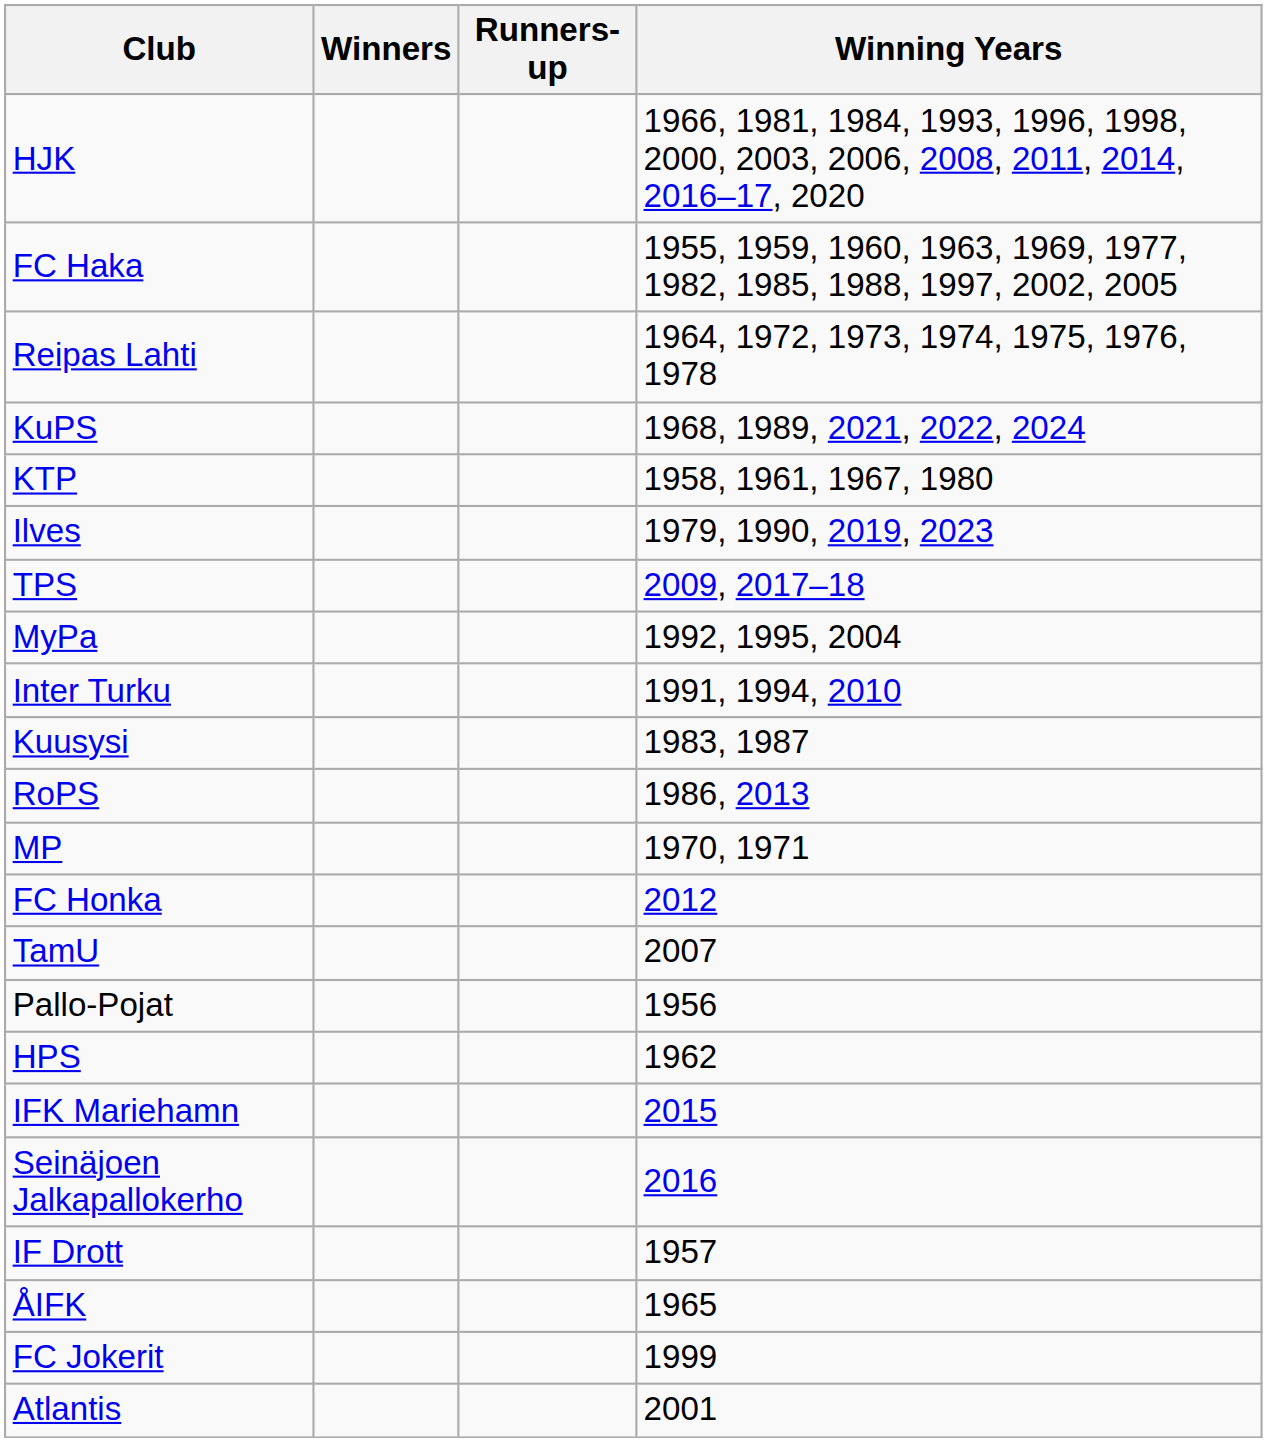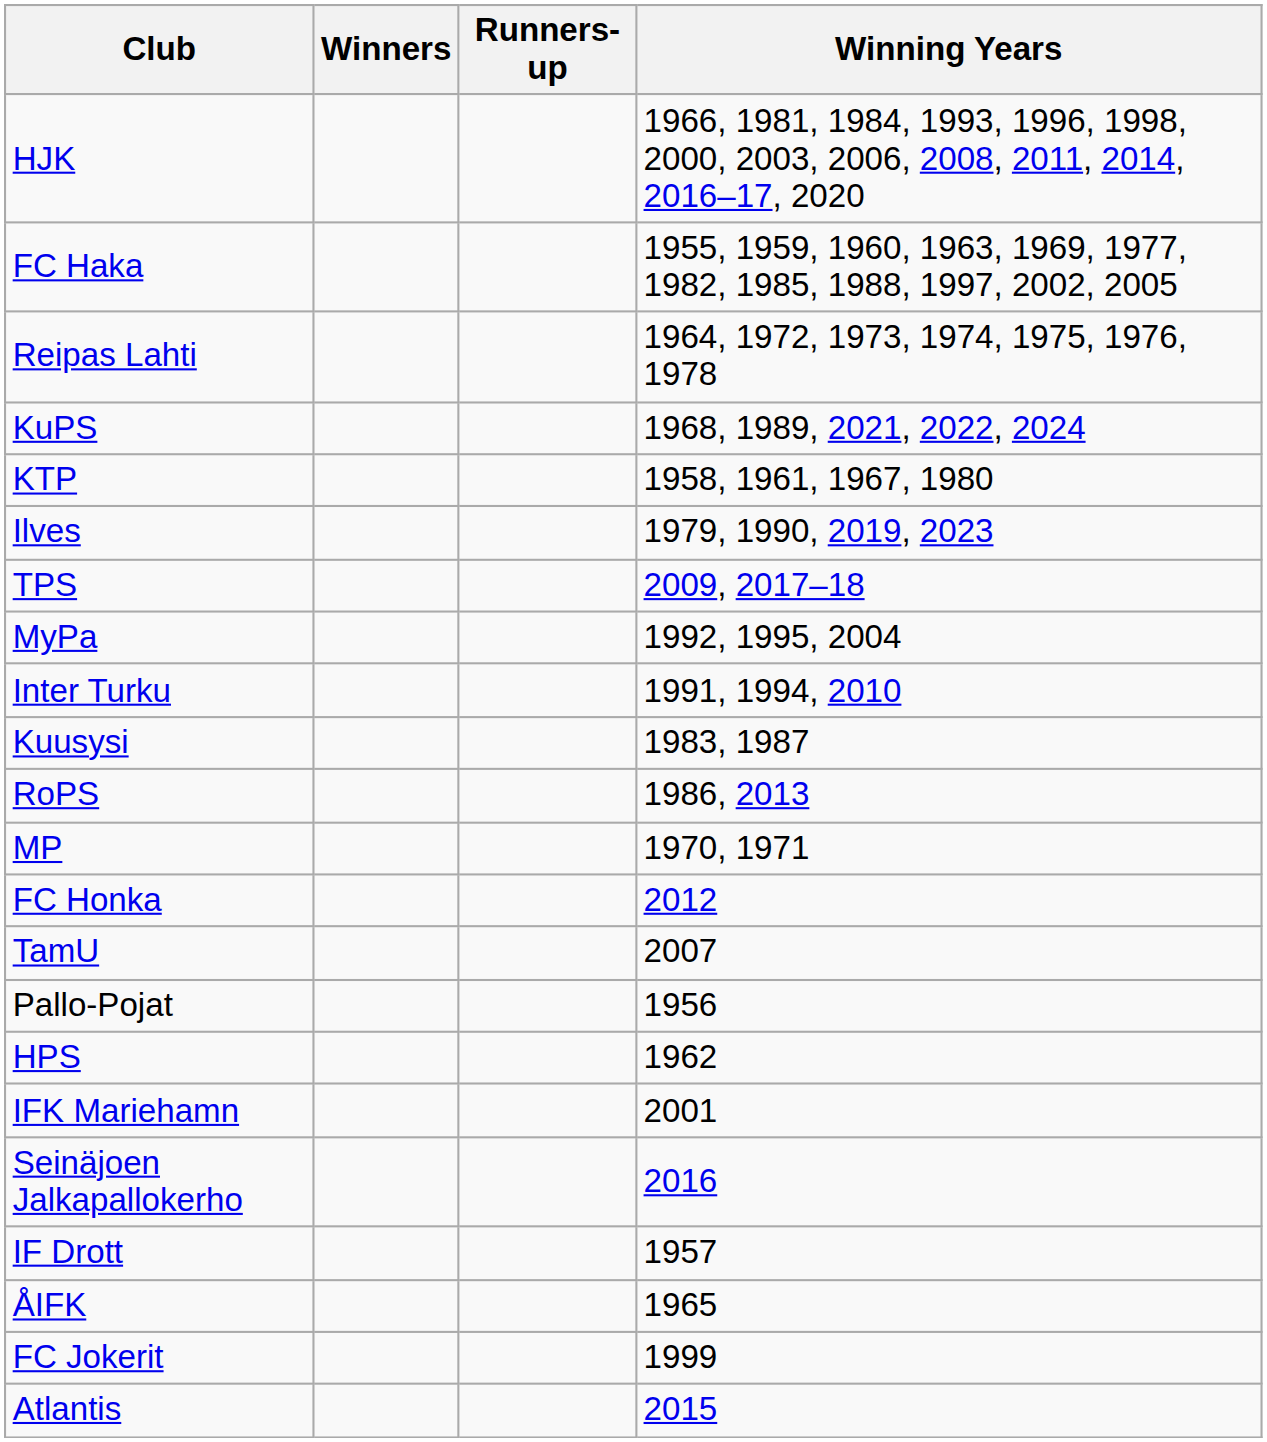(680, 1110) 2015 -> (680, 1110) 2001
(680, 1409) 2001 -> (680, 1409) 2015
